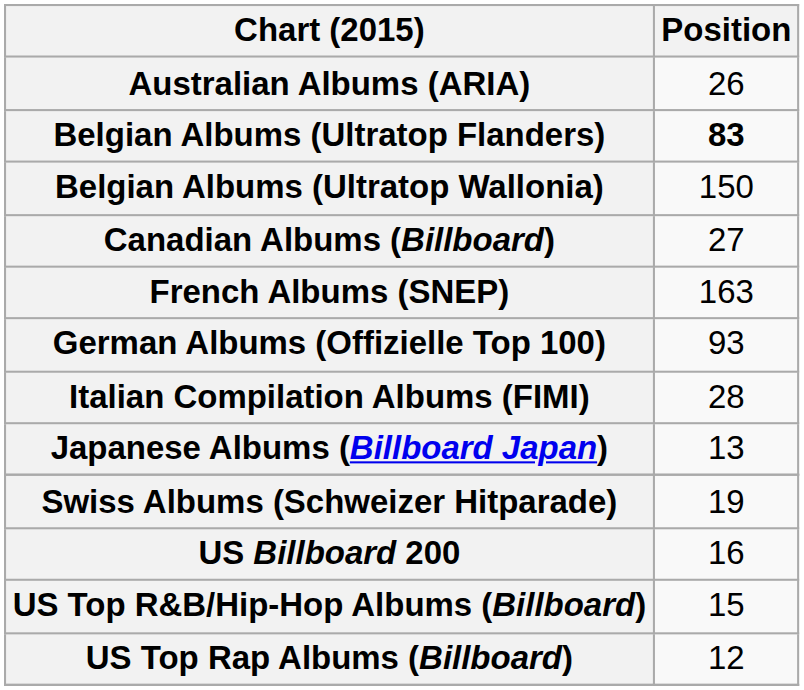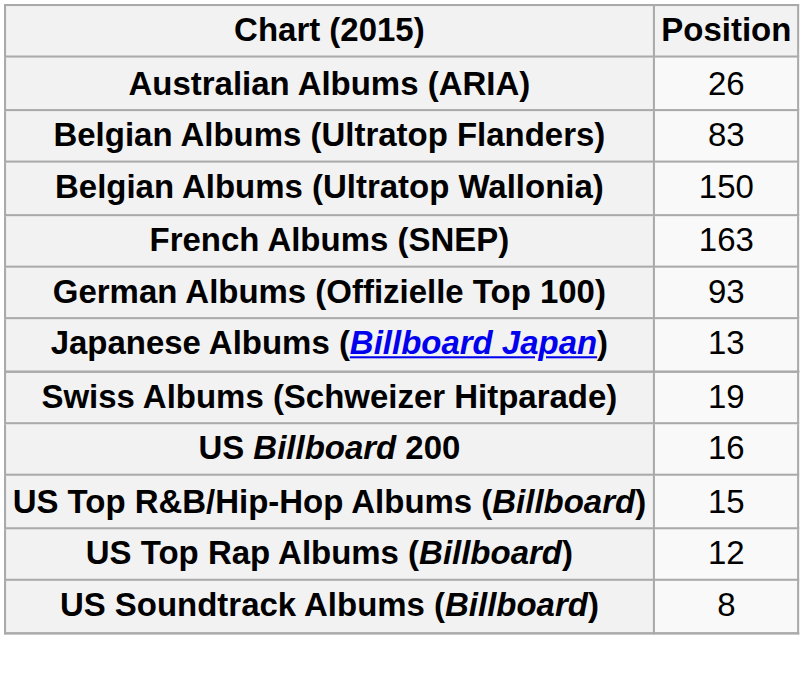(726, 135) bold -> (726, 135) normal
- row: (329, 239)
- row: (329, 396)
+ row: (329, 605)
